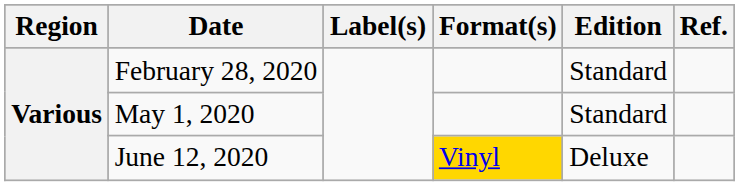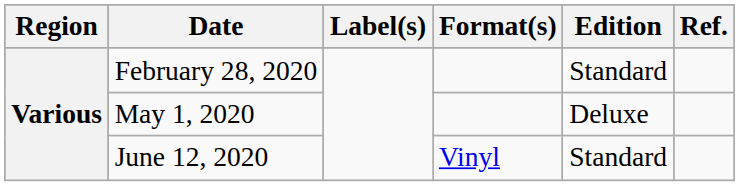(618, 113) Standard -> (609, 113) Deluxe
(469, 157) gold background -> (469, 157) no background
(609, 157) Deluxe -> (618, 157) Standard
